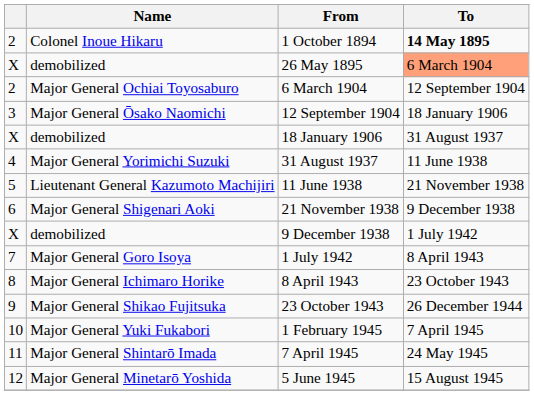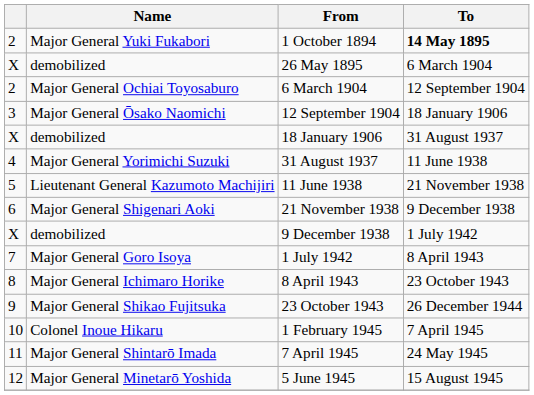(96, 40) Colonel Inoue Hikaru -> (120, 40) Major General Yuki Fukabori
(449, 64) lightsalmon background -> (449, 64) no background
(120, 329) Major General Yuki Fukabori -> (96, 329) Colonel Inoue Hikaru
